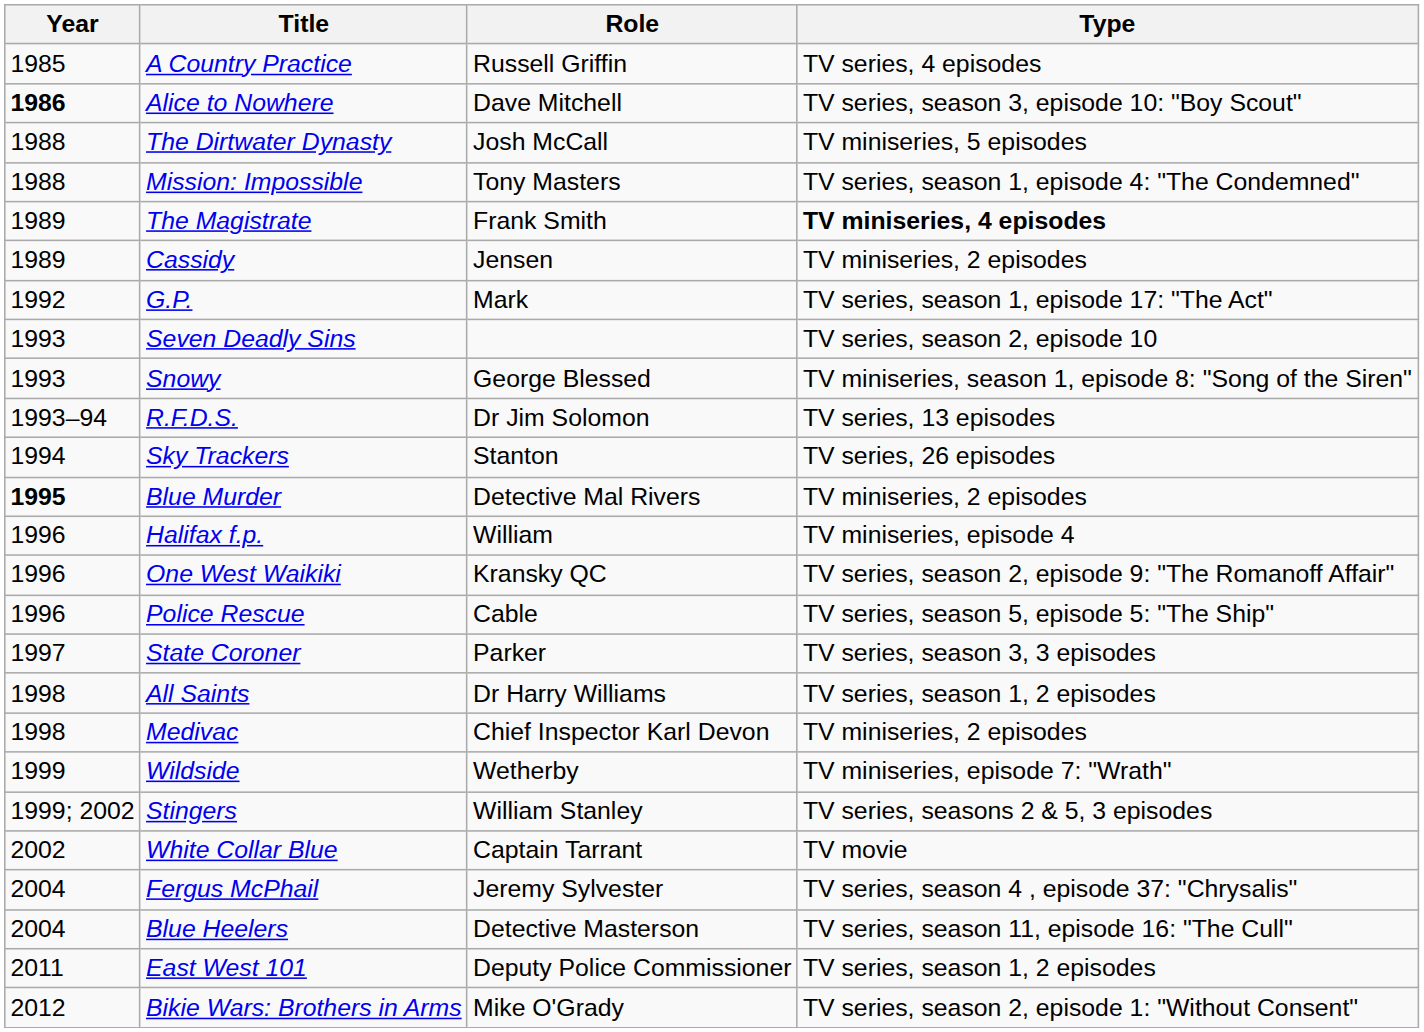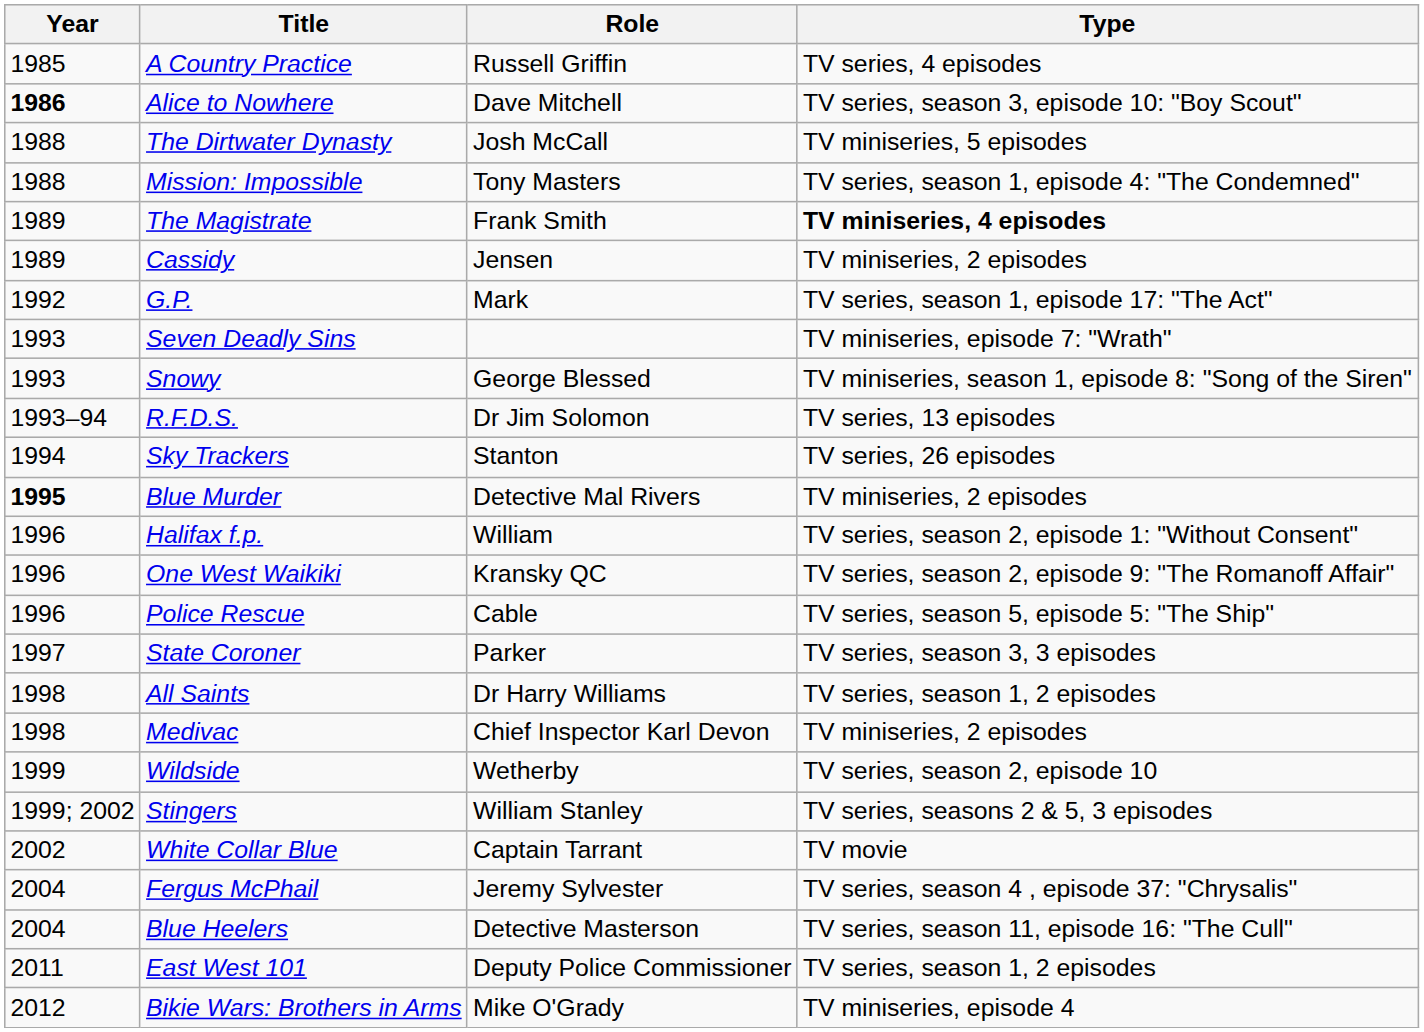(980, 338) TV series, season 2, episode 10 -> (987, 338) TV miniseries, episode 7: "Wrath"
(939, 535) TV miniseries, episode 4 -> (1080, 535) TV series, season 2, episode 1: "Without Consent"
(987, 771) TV miniseries, episode 7: "Wrath" -> (980, 771) TV series, season 2, episode 10
(1080, 1007) TV series, season 2, episode 1: "Without Consent" -> (939, 1007) TV miniseries, episode 4
